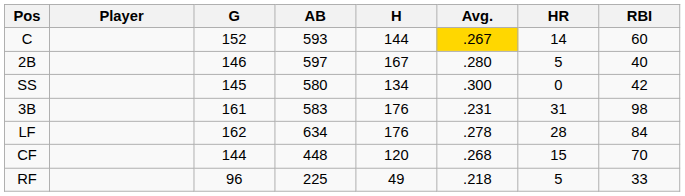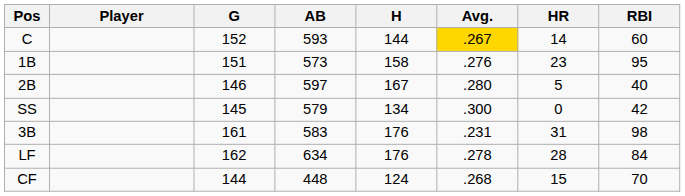+ row: (27, 62)
(315, 86) 580 -> (315, 109) 579
(396, 156) 120 -> (396, 179) 124
- row: (27, 179)
